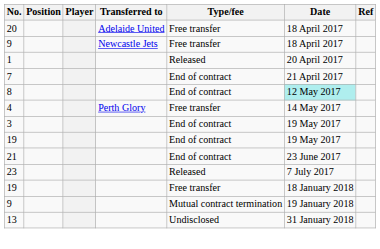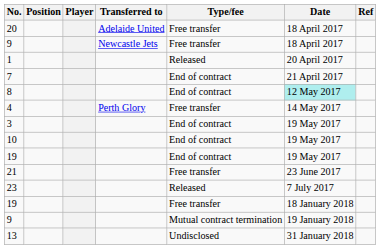+ row: (12, 140)
(200, 156) End of contract -> (195, 172) Free transfer
